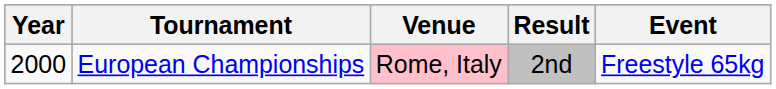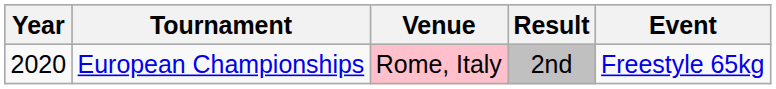(38, 64) 2000 -> (38, 64) 2020
